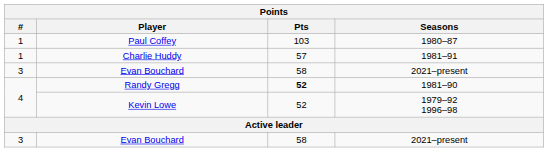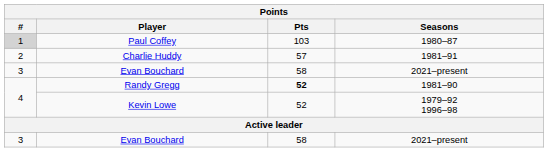(20, 41) no background -> (20, 41) lightgrey background
(20, 56) 1 -> (20, 56) 2
